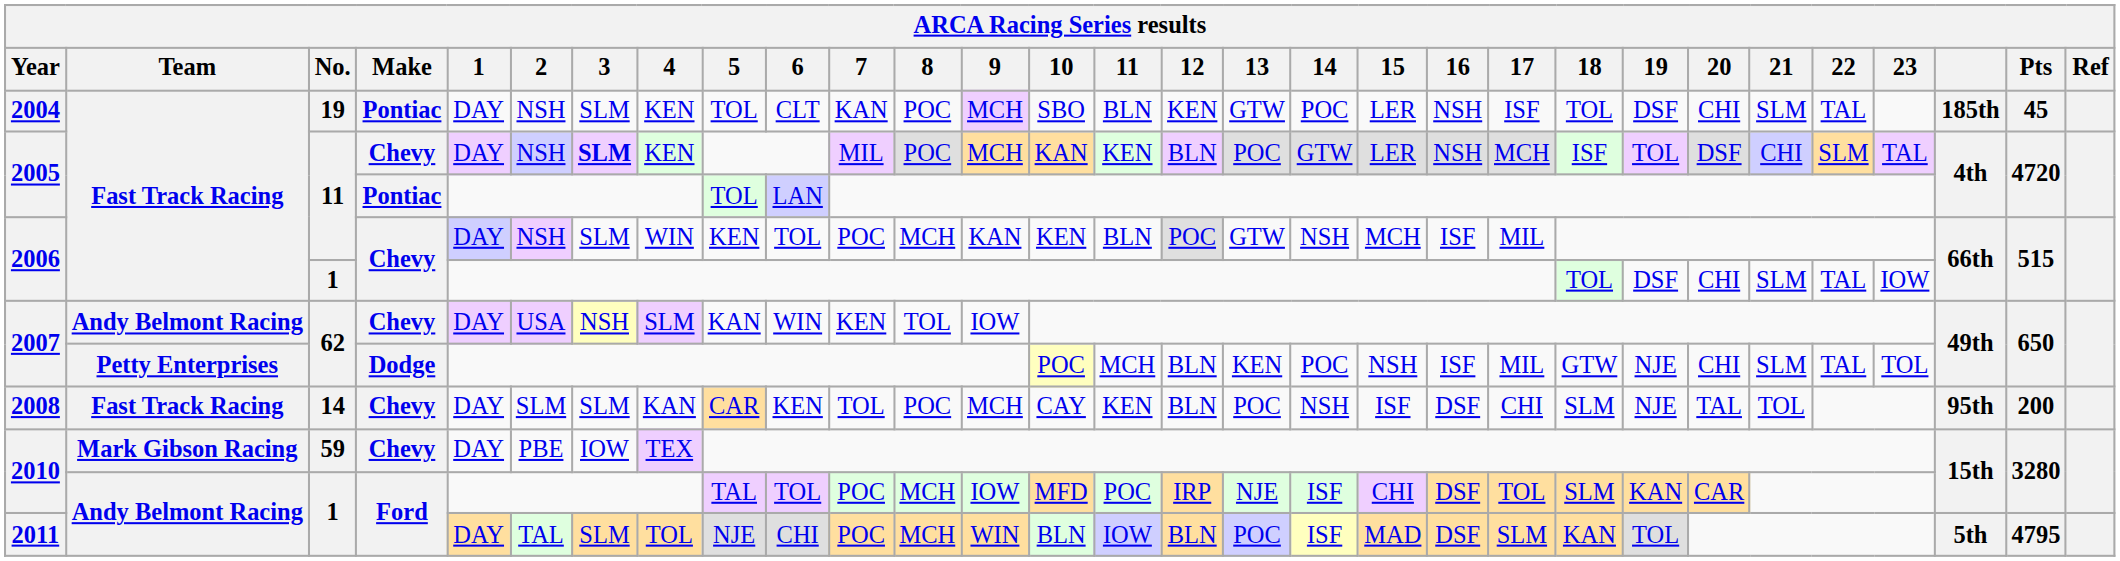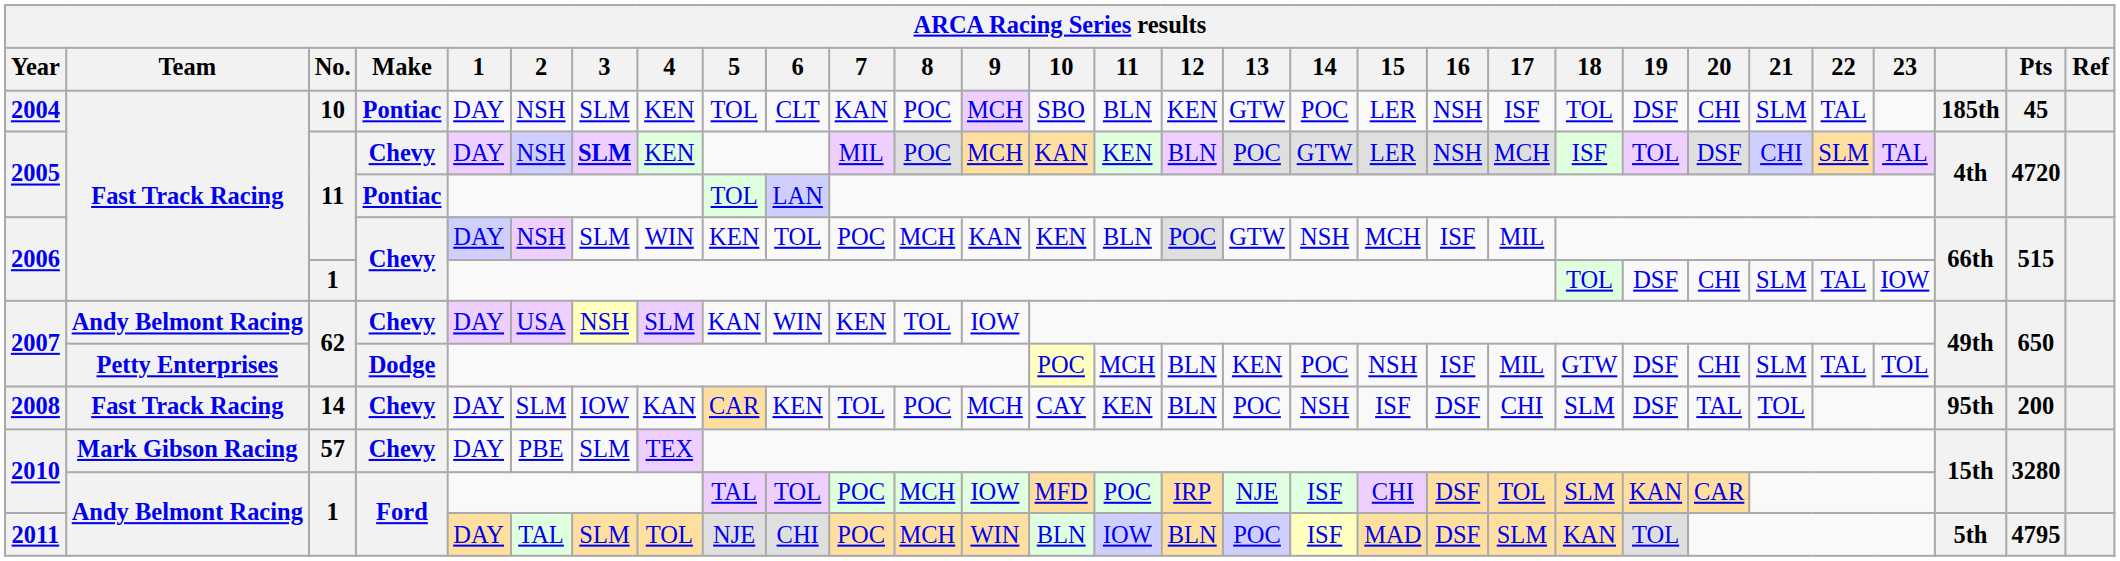(333, 110) 19 -> (333, 110) 10
(1656, 364) NJE -> (1656, 364) DSF
(604, 407) SLM -> (604, 407) IOW
(1656, 407) NJE -> (1656, 407) DSF
(333, 449) 59 -> (333, 449) 57
(604, 449) IOW -> (604, 449) SLM
